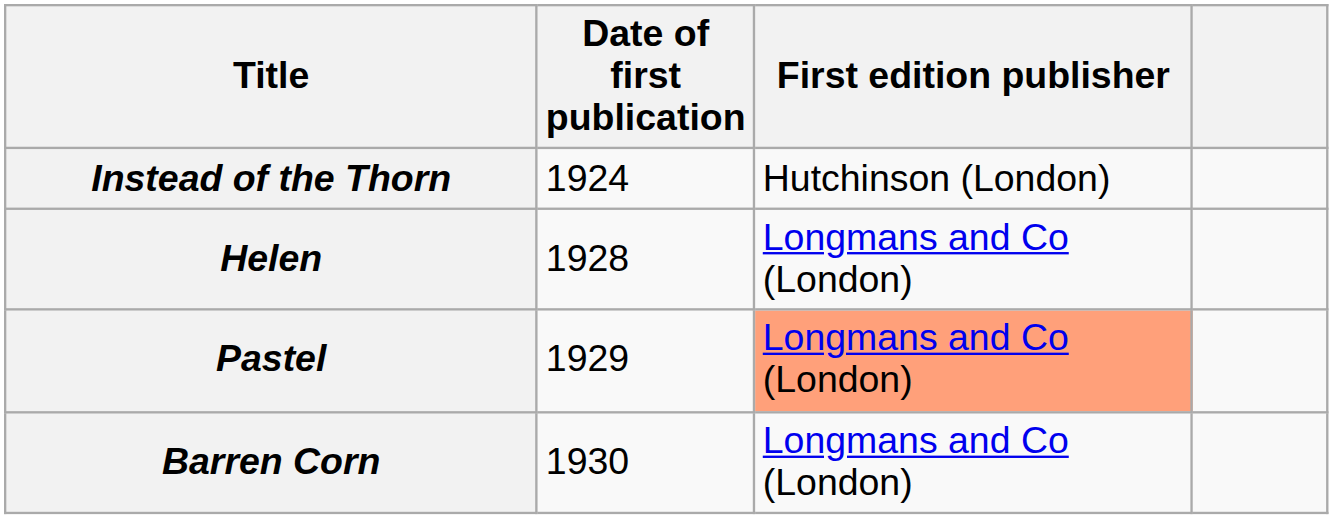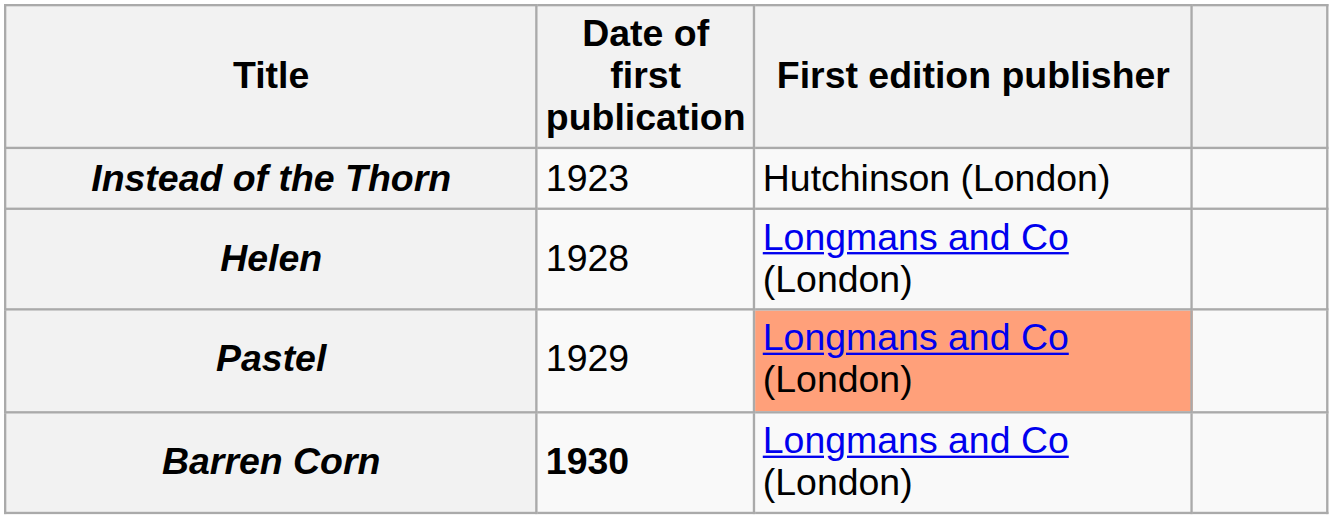(588, 177) 1924 -> (588, 177) 1923
(588, 461) normal -> (588, 461) bold
